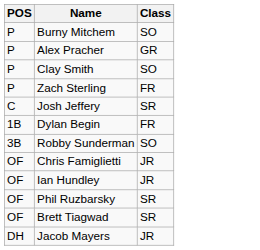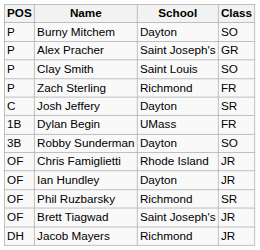+ column: (178, 13)
(148, 217) SR -> (228, 217) JR
